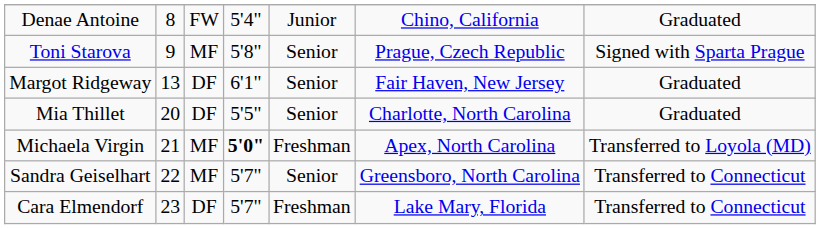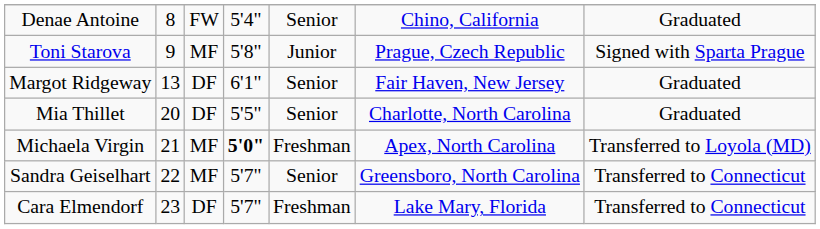(312, 20) Junior -> (312, 20) Senior
(312, 51) Senior -> (312, 51) Junior
